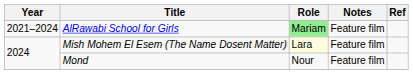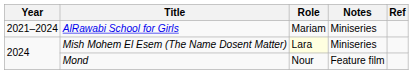(309, 28) lightgreen background -> (309, 28) no background
(357, 28) Feature film -> (353, 28) Miniseries
(357, 45) Feature film -> (353, 45) Miniseries
